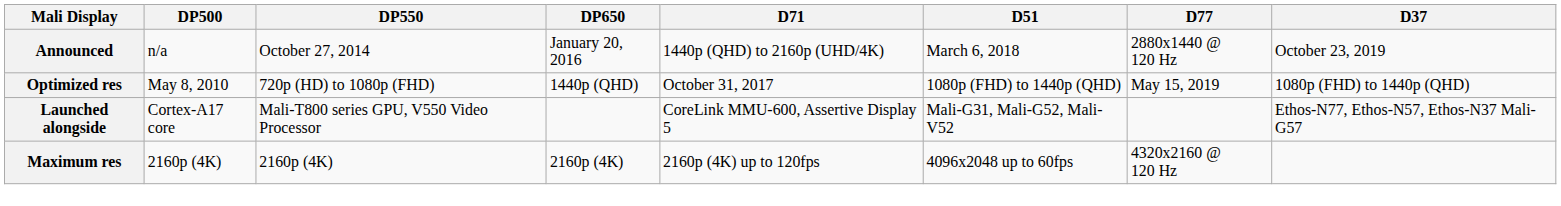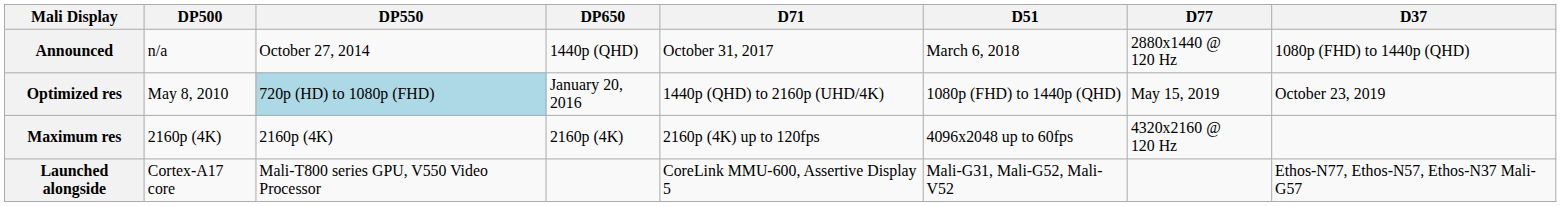(586, 51) January 20, 2016 -> (594, 51) 1440p (QHD)
(774, 51) 1440p (QHD) to 2160p (UHD/4K) -> (718, 51) October 31, 2017
(1330, 51) October 23, 2019 -> (1372, 51) 1080p (FHD) to 1440p (QHD)
(347, 85) no background -> (347, 94) lightblue background
(594, 85) 1440p (QHD) -> (586, 94) January 20, 2016
(718, 85) October 31, 2017 -> (774, 94) 1440p (QHD) to 2160p (UHD/4K)
(1372, 85) 1080p (FHD) to 1440p (QHD) -> (1330, 94) October 23, 2019
rows swapped: (74, 162) <-> (74, 119)
